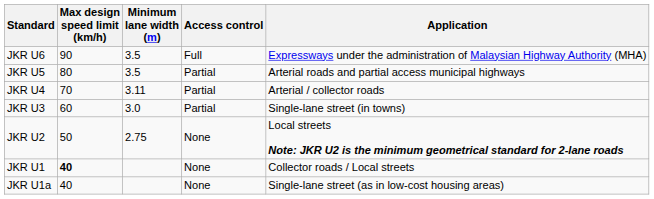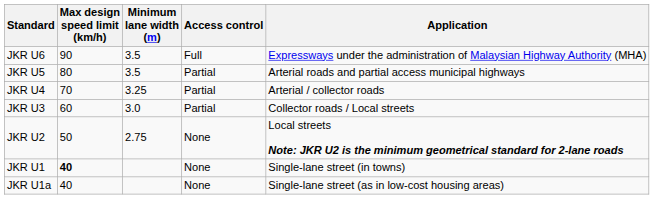(135, 90) 3.11 -> (136, 90) 3.25
(337, 108) Single-lane street (in towns) -> (341, 108) Collector roads / Local streets
(341, 167) Collector roads / Local streets -> (337, 167) Single-lane street (in towns)
